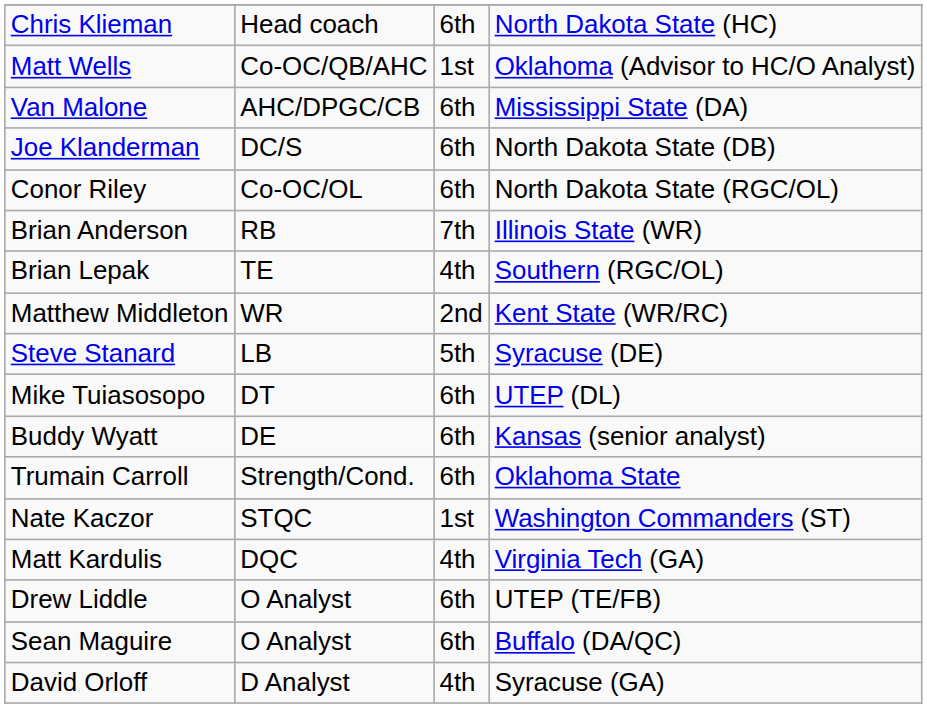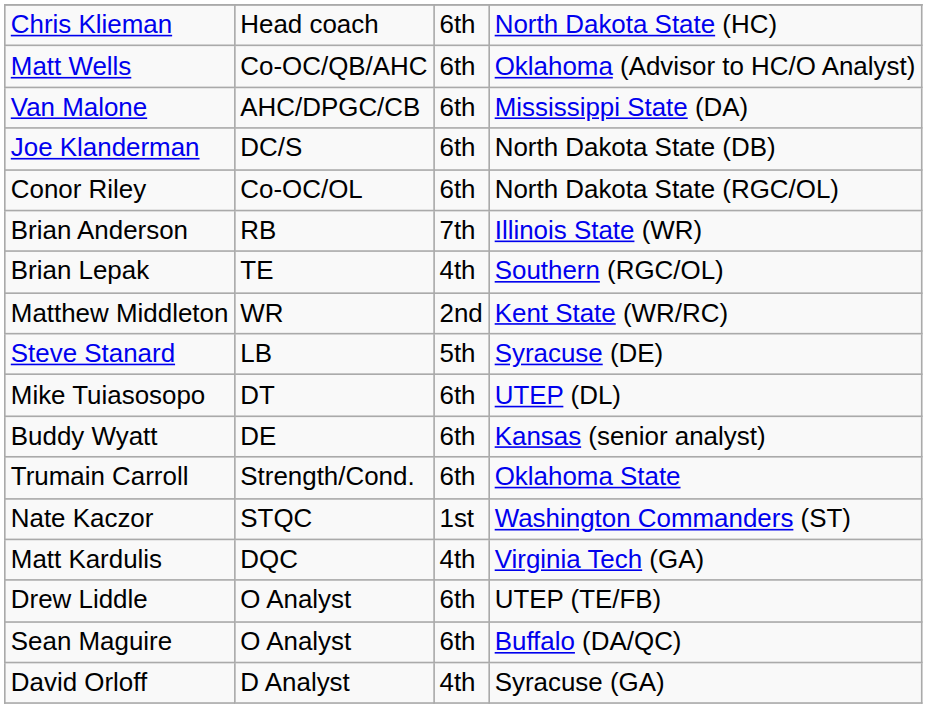(457, 66) 1st -> (457, 66) 6th
